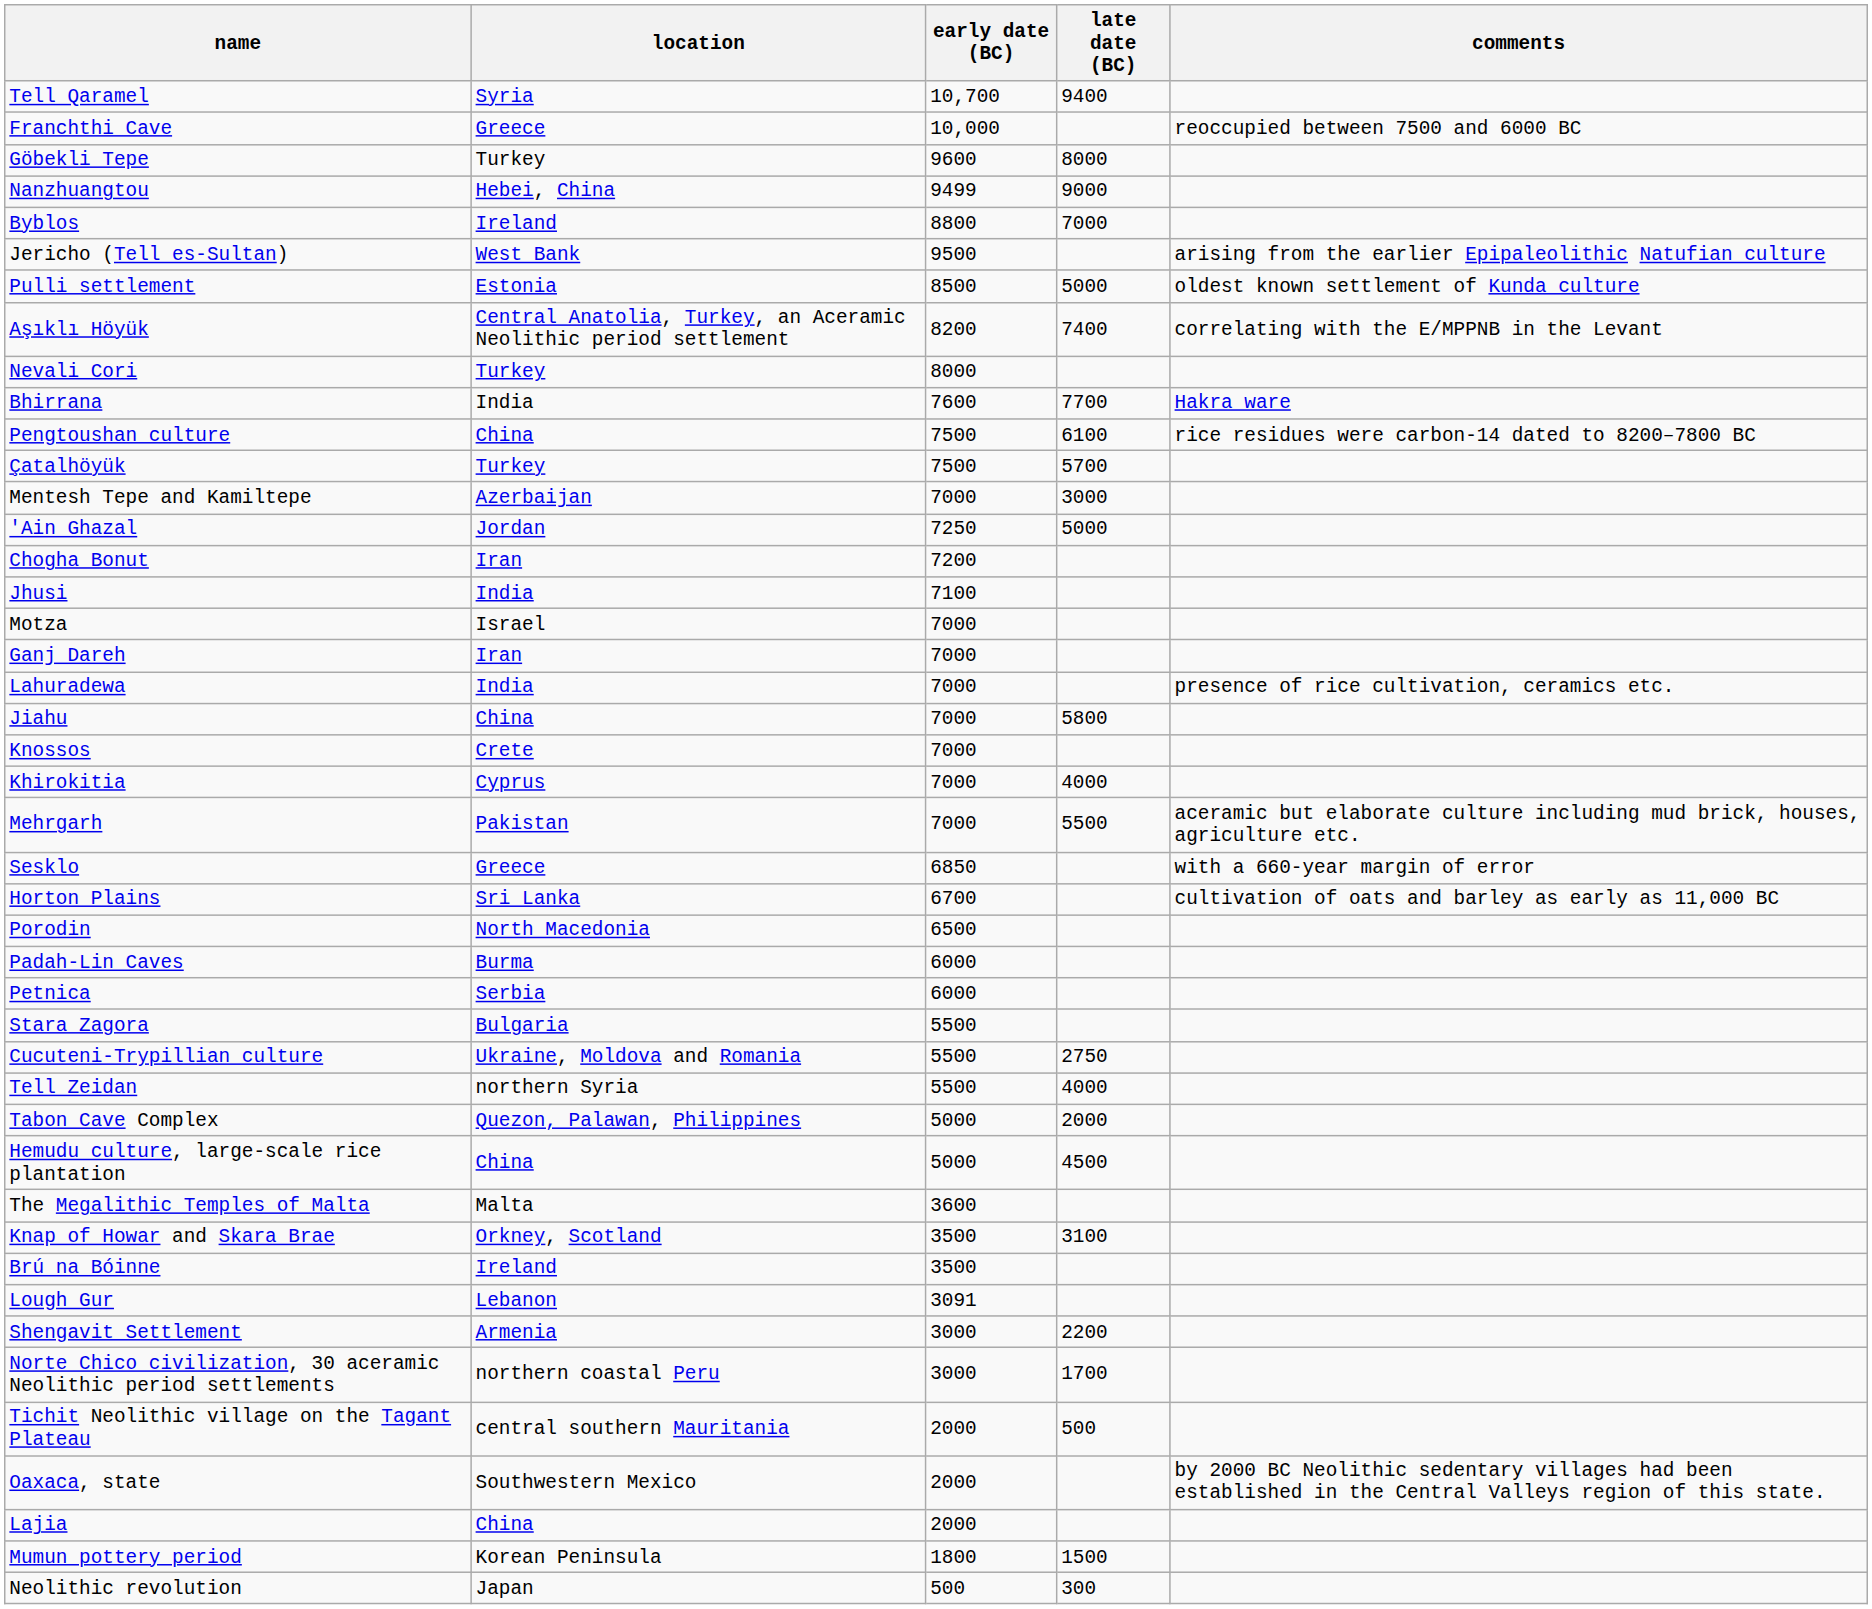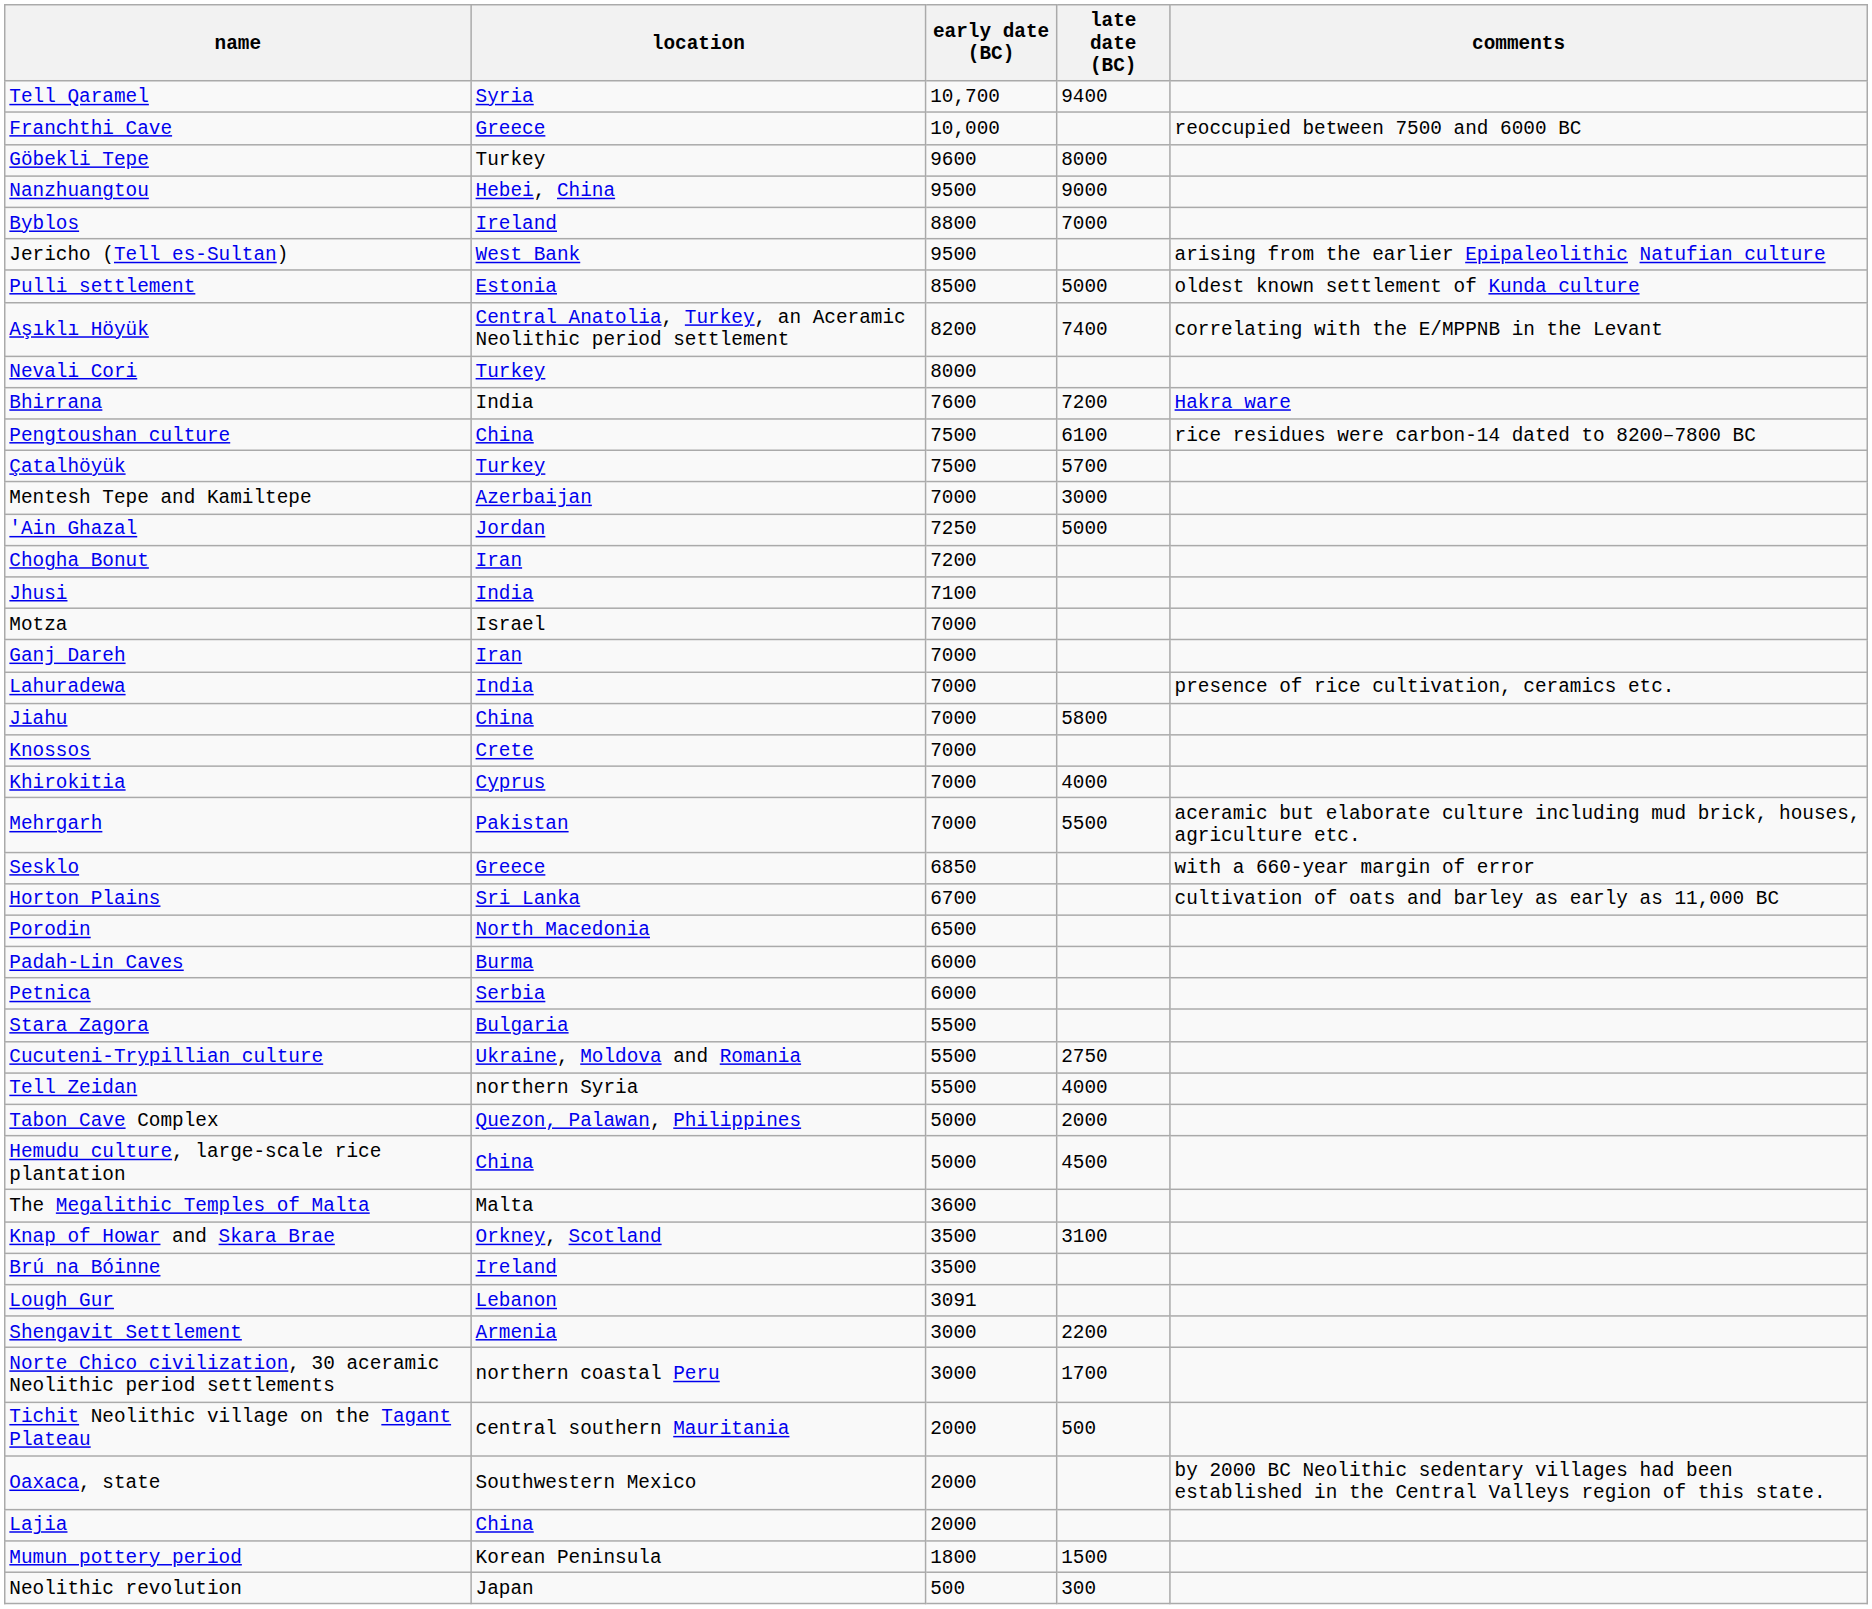(954, 192) 9499 -> (954, 192) 9500
(1084, 403) 7700 -> (1084, 403) 7200
